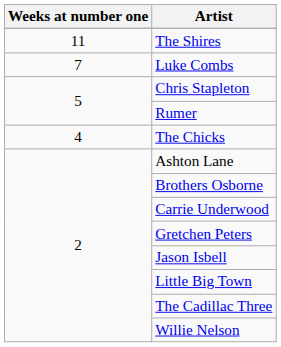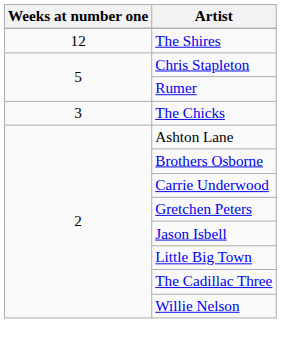(78, 40) 11 -> (78, 40) 12
- row: (194, 64)
(78, 137) 4 -> (78, 112) 3
